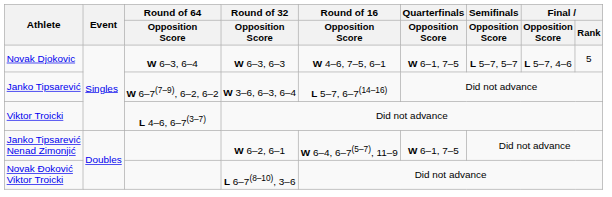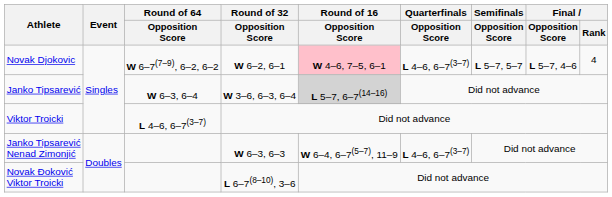(172, 64) W 6–3, 6–4 -> (172, 66) W 6–7(7–9), 6–2, 6–2
(260, 64) W 6–3, 6–3 -> (260, 66) W 6–2, 6–1
(349, 64) no background -> (349, 66) pink background
(433, 64) W 6–1, 7–5 -> (436, 66) L 4–6, 6–7(3–7)
(589, 59) 5 -> (594, 60) 4
(172, 93) W 6–7(7–9), 6–2, 6–2 -> (172, 95) W 6–3, 6–4
(349, 93) no background -> (349, 95) lightgrey background
(260, 151) W 6–2, 6–1 -> (260, 154) W 6–3, 6–3
(433, 151) W 6–1, 7–5 -> (436, 154) L 4–6, 6–7(3–7)
